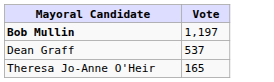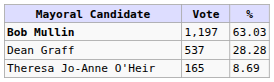+ column: (250, 14)
